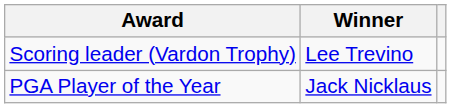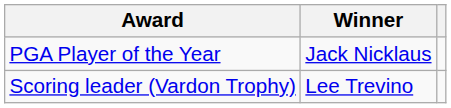rows swapped: (115, 86) <-> (153, 53)
